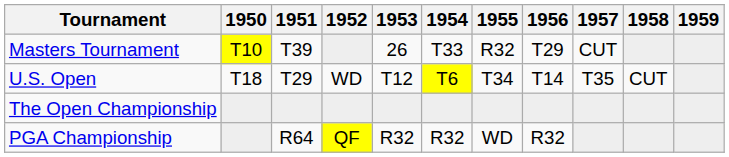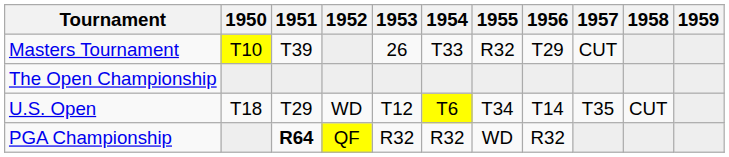rows swapped: (53, 79) <-> (113, 108)
(296, 138) normal -> (296, 138) bold
